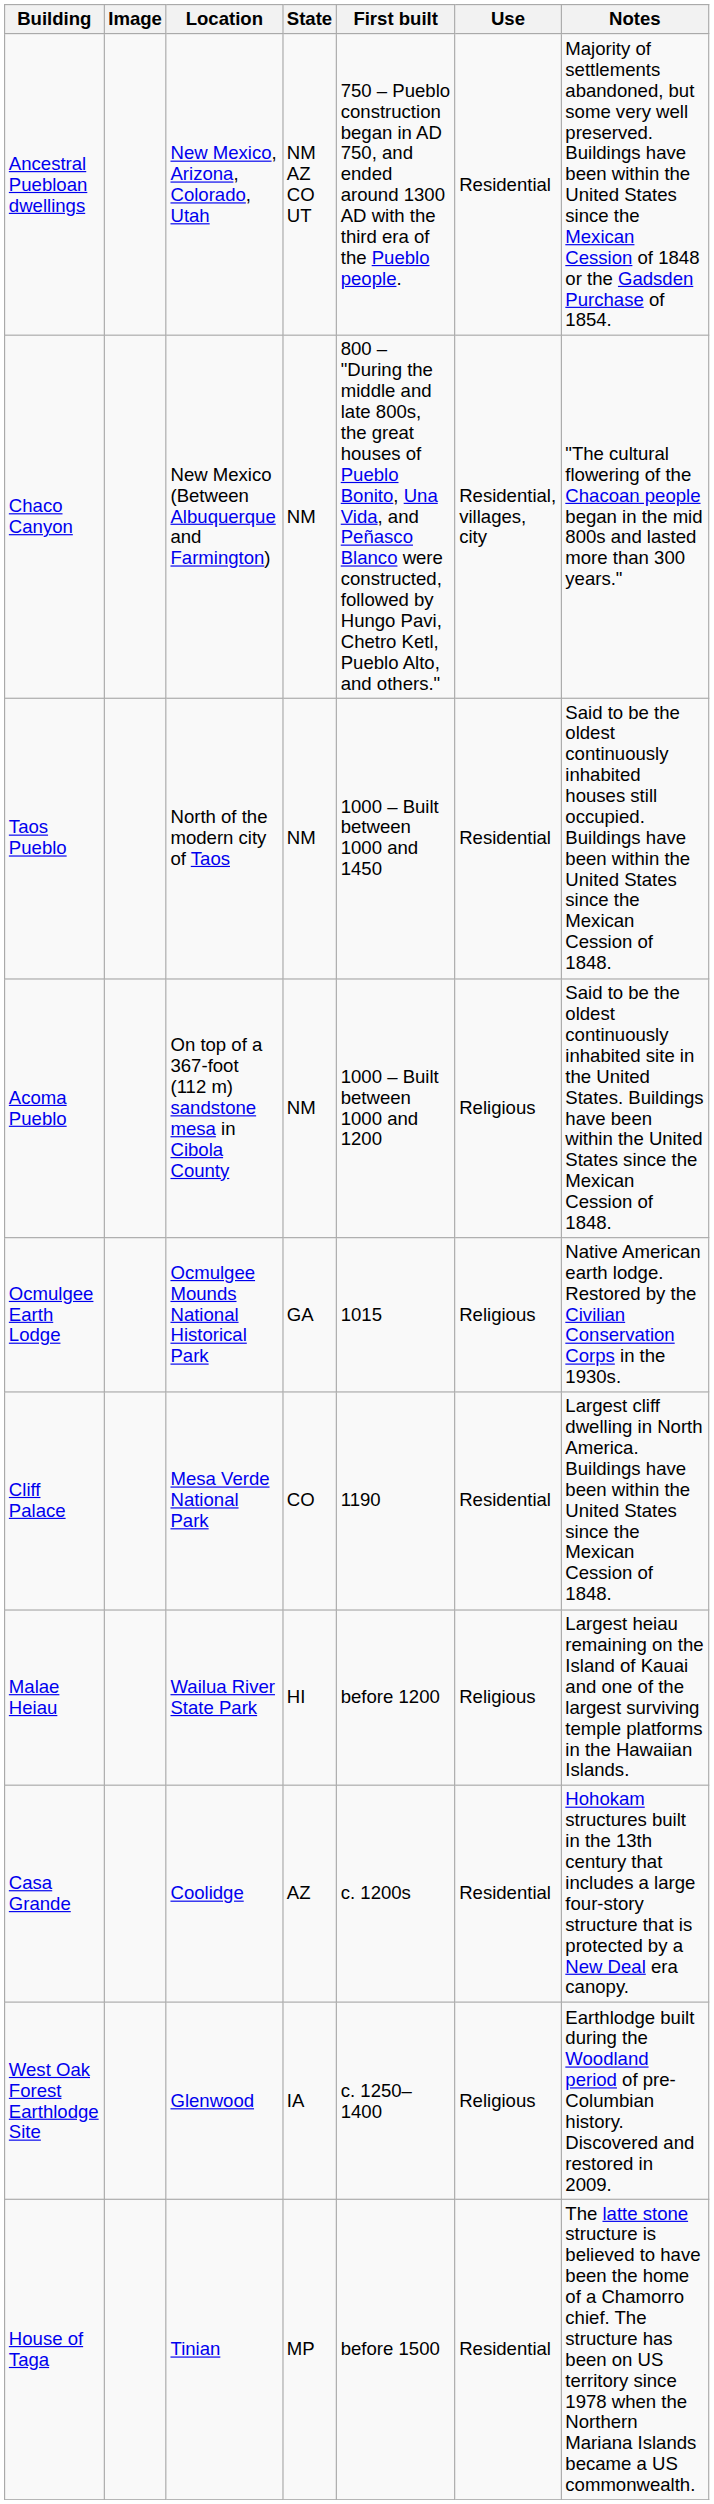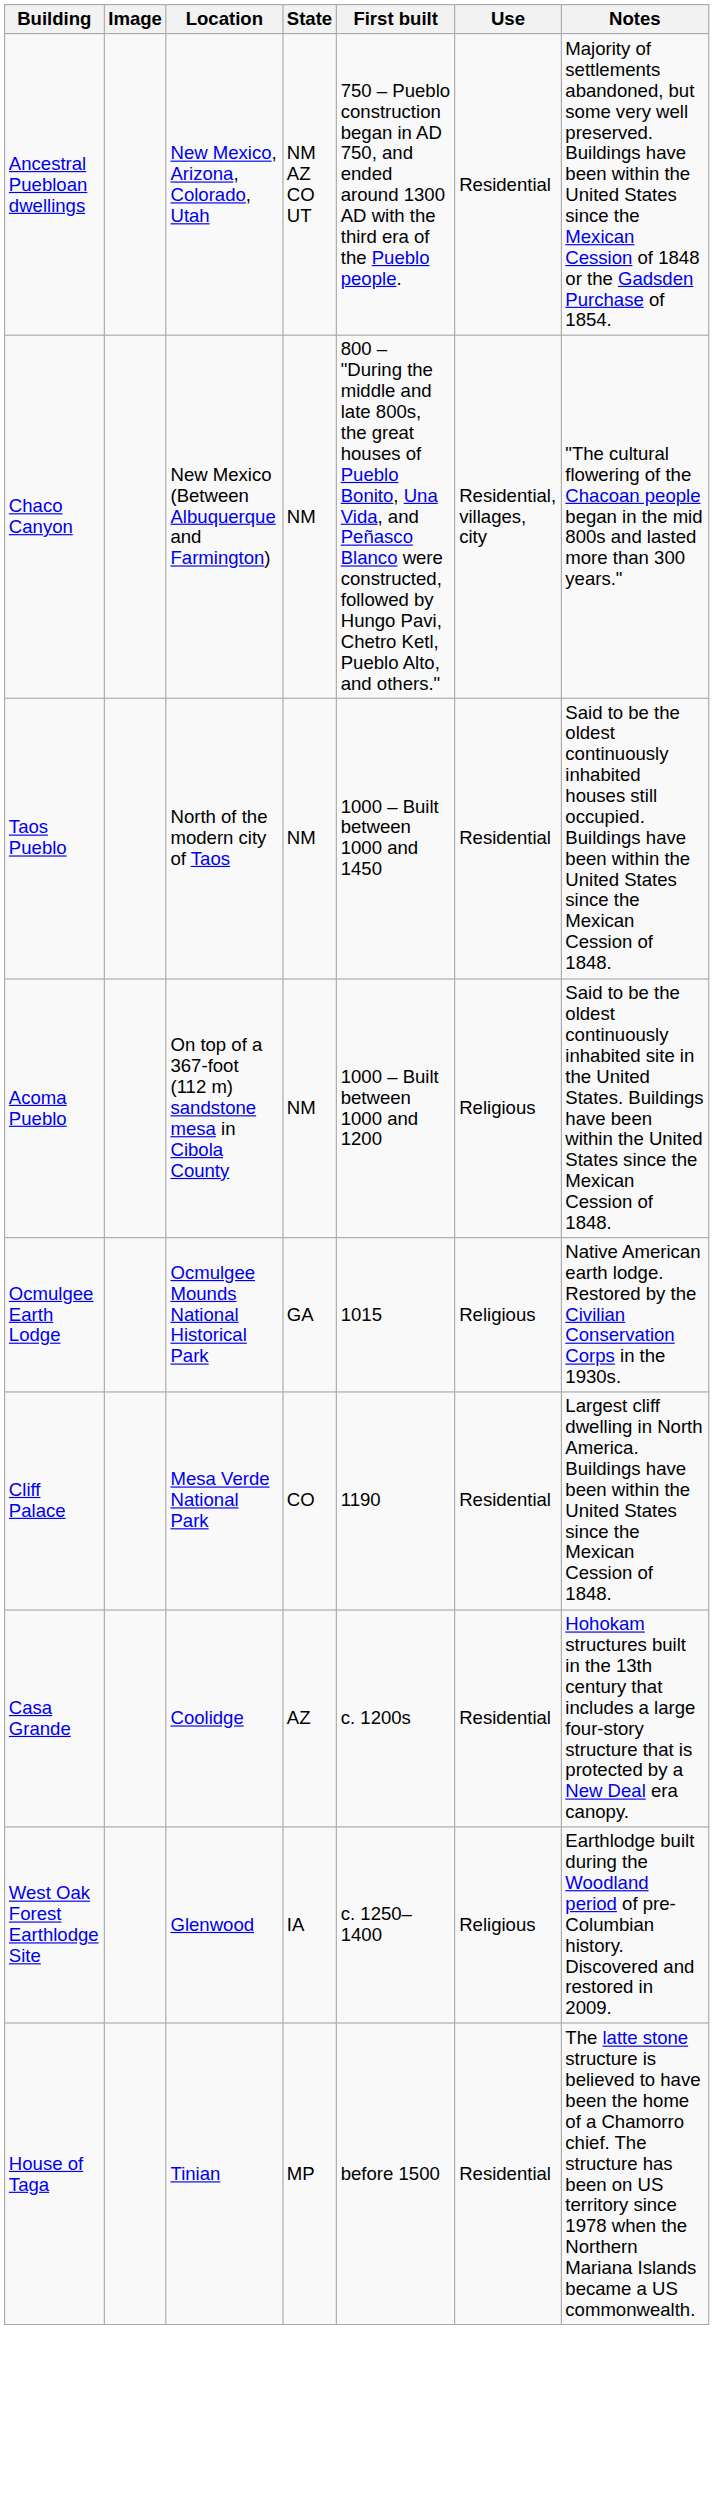- row: (34, 1697)
